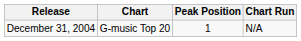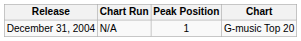columns swapped: (135, 12) <-> (270, 12)
